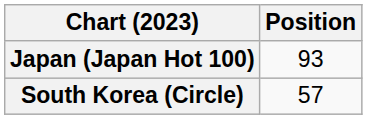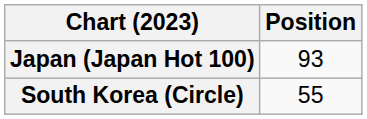(311, 95) 57 -> (311, 95) 55
